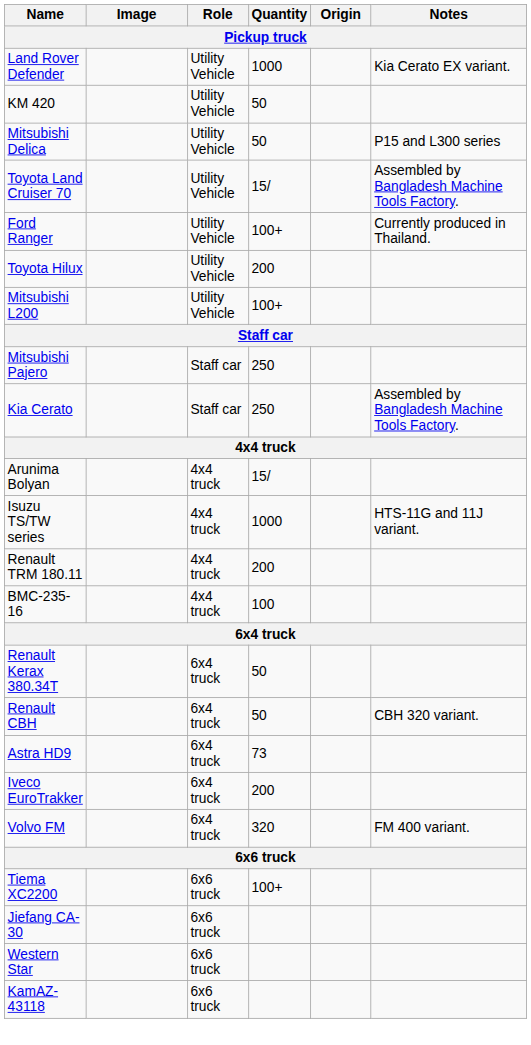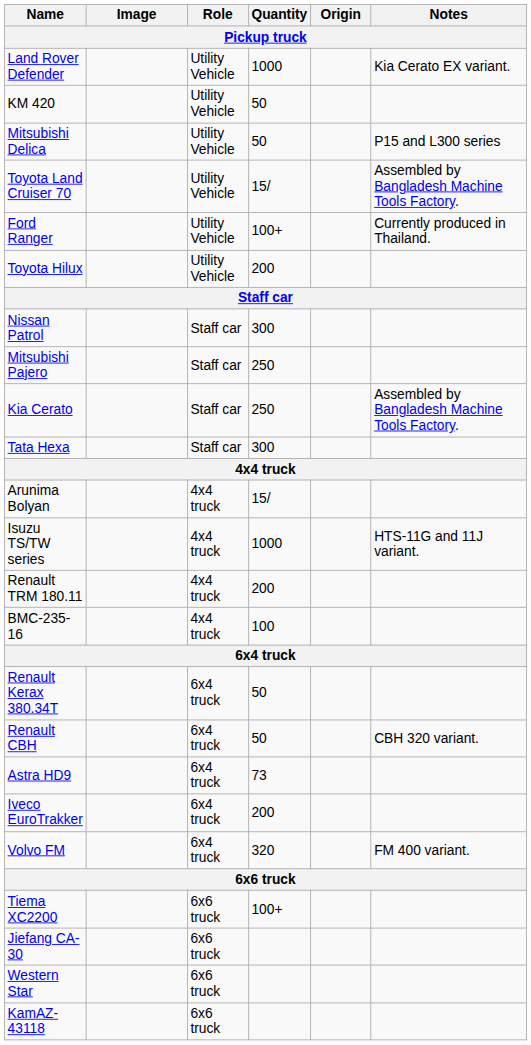- row: (38, 306)
+ row: (29, 327)
+ row: (39, 447)
